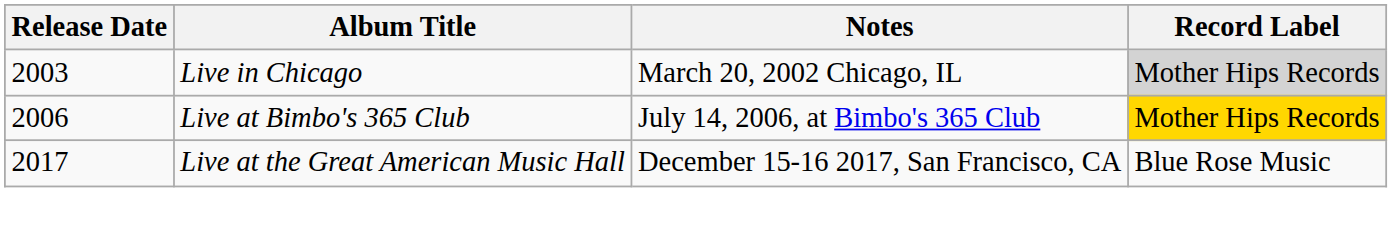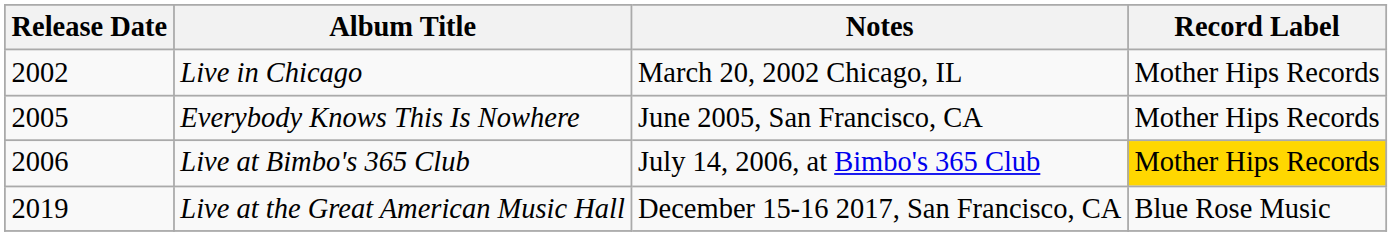(40, 72) 2003 -> (40, 72) 2002
(1257, 72) lightgrey background -> (1257, 72) no background
+ row: (380, 117)
(40, 162) 2017 -> (40, 207) 2019
